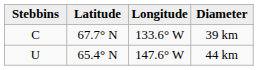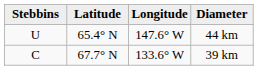rows swapped: (222, 34) <-> (222, 55)
